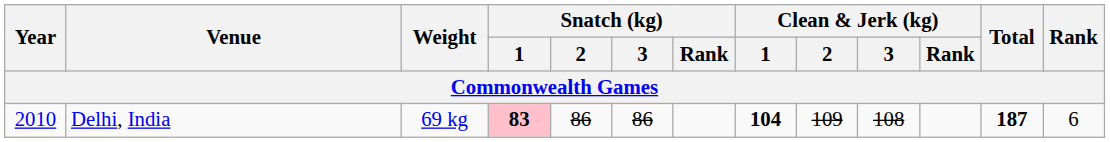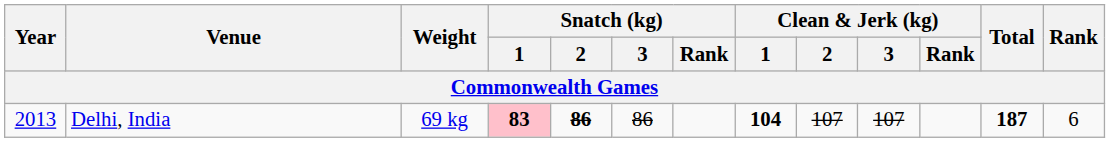(35, 119) 2010 -> (35, 119) 2013
(581, 119) normal -> (581, 119) bold
(827, 119) 109 -> (827, 119) 107
(889, 119) 108 -> (889, 119) 107
